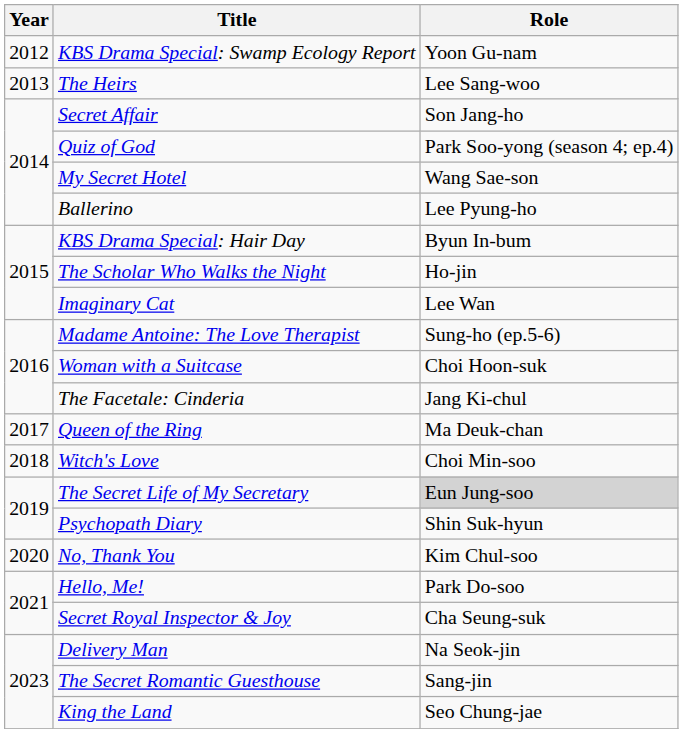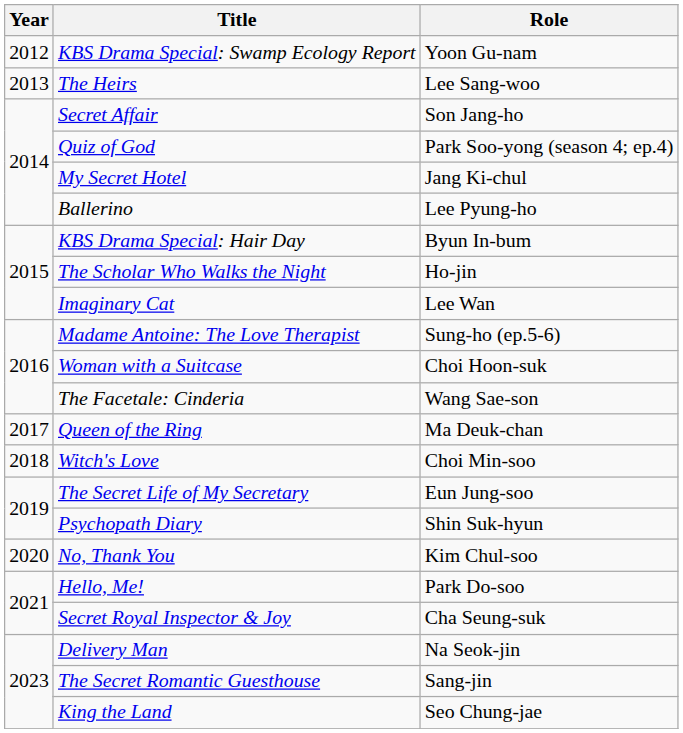(482, 177) Wang Sae-son -> (476, 177) Jang Ki-chul
(476, 397) Jang Ki-chul -> (482, 397) Wang Sae-son
(479, 492) lightgrey background -> (479, 492) no background
